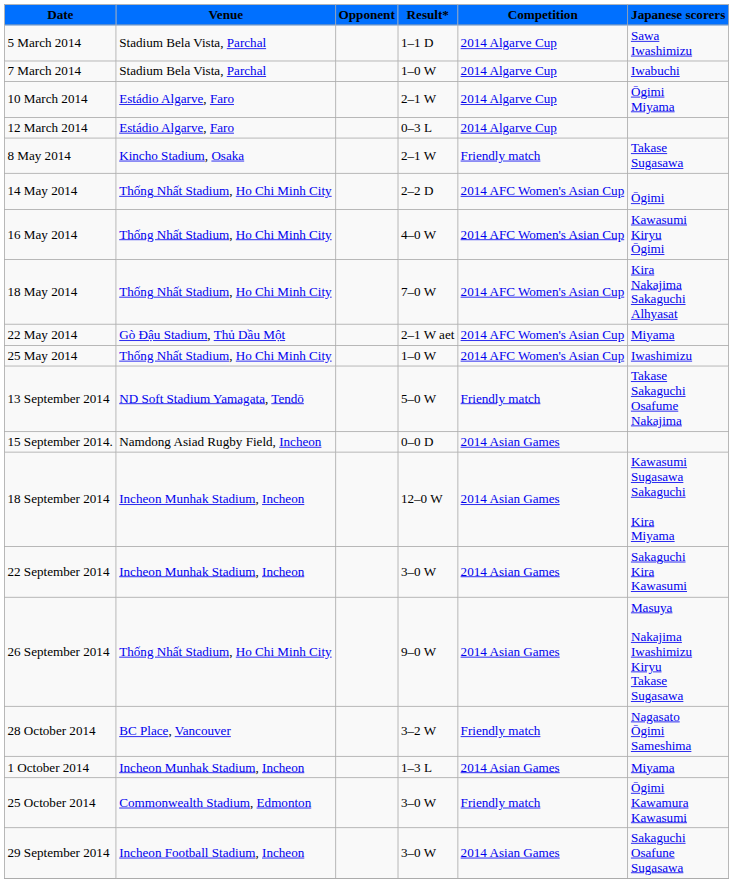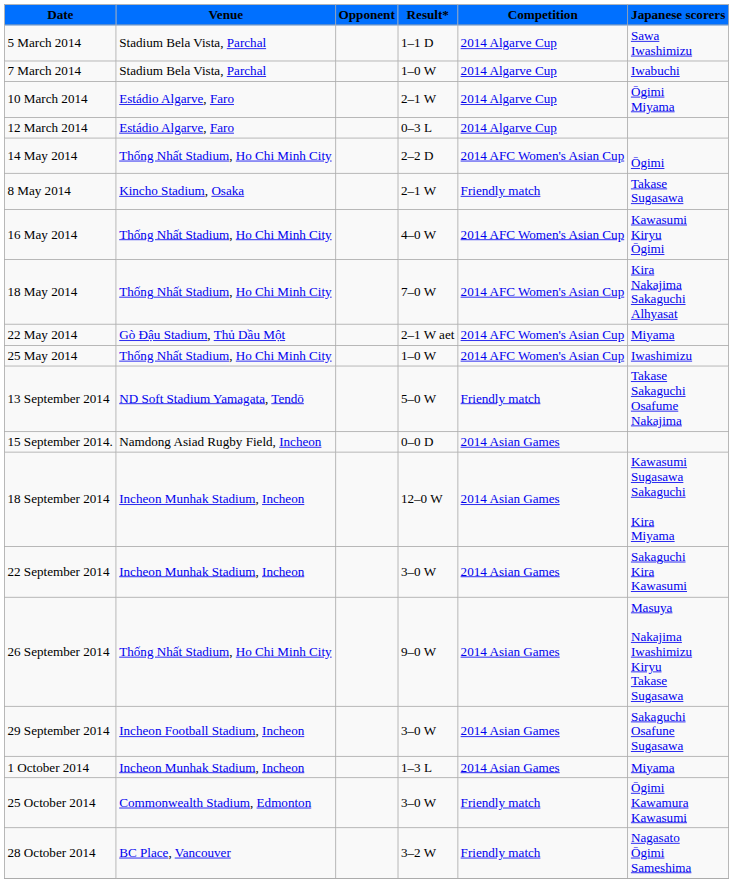rows swapped: (39, 155) <-> (42, 191)
rows swapped: (58, 853) <-> (52, 731)
